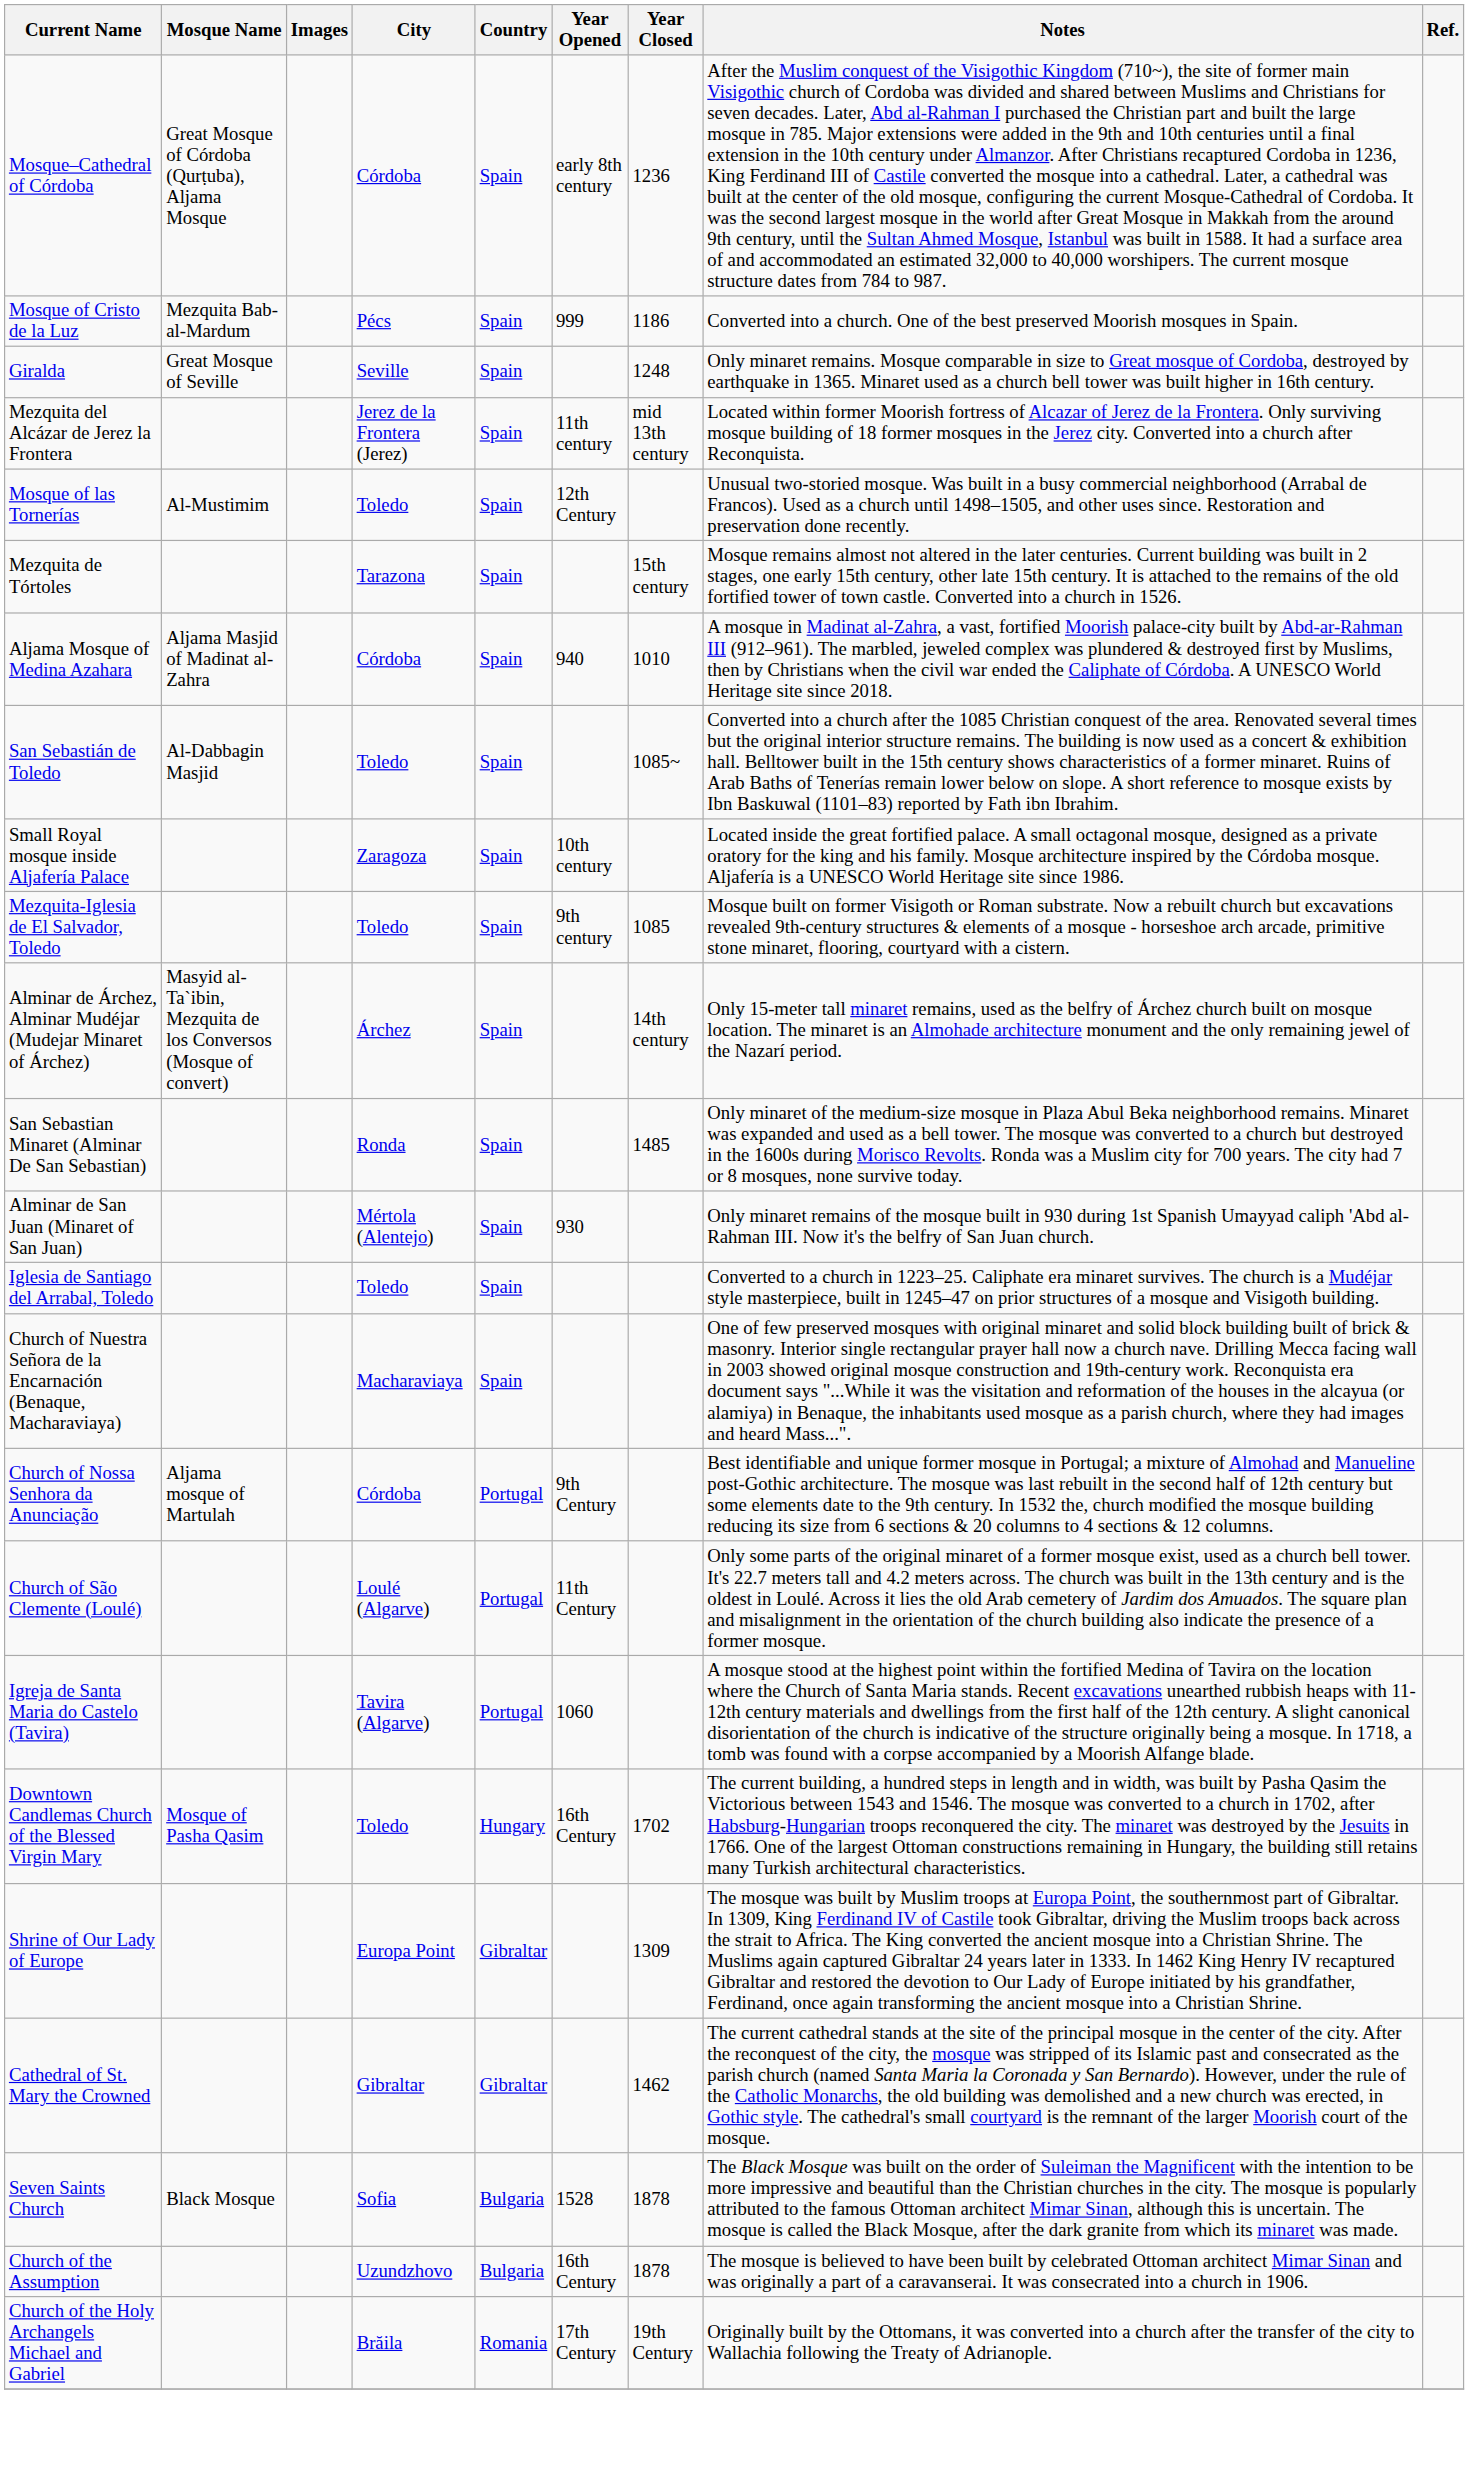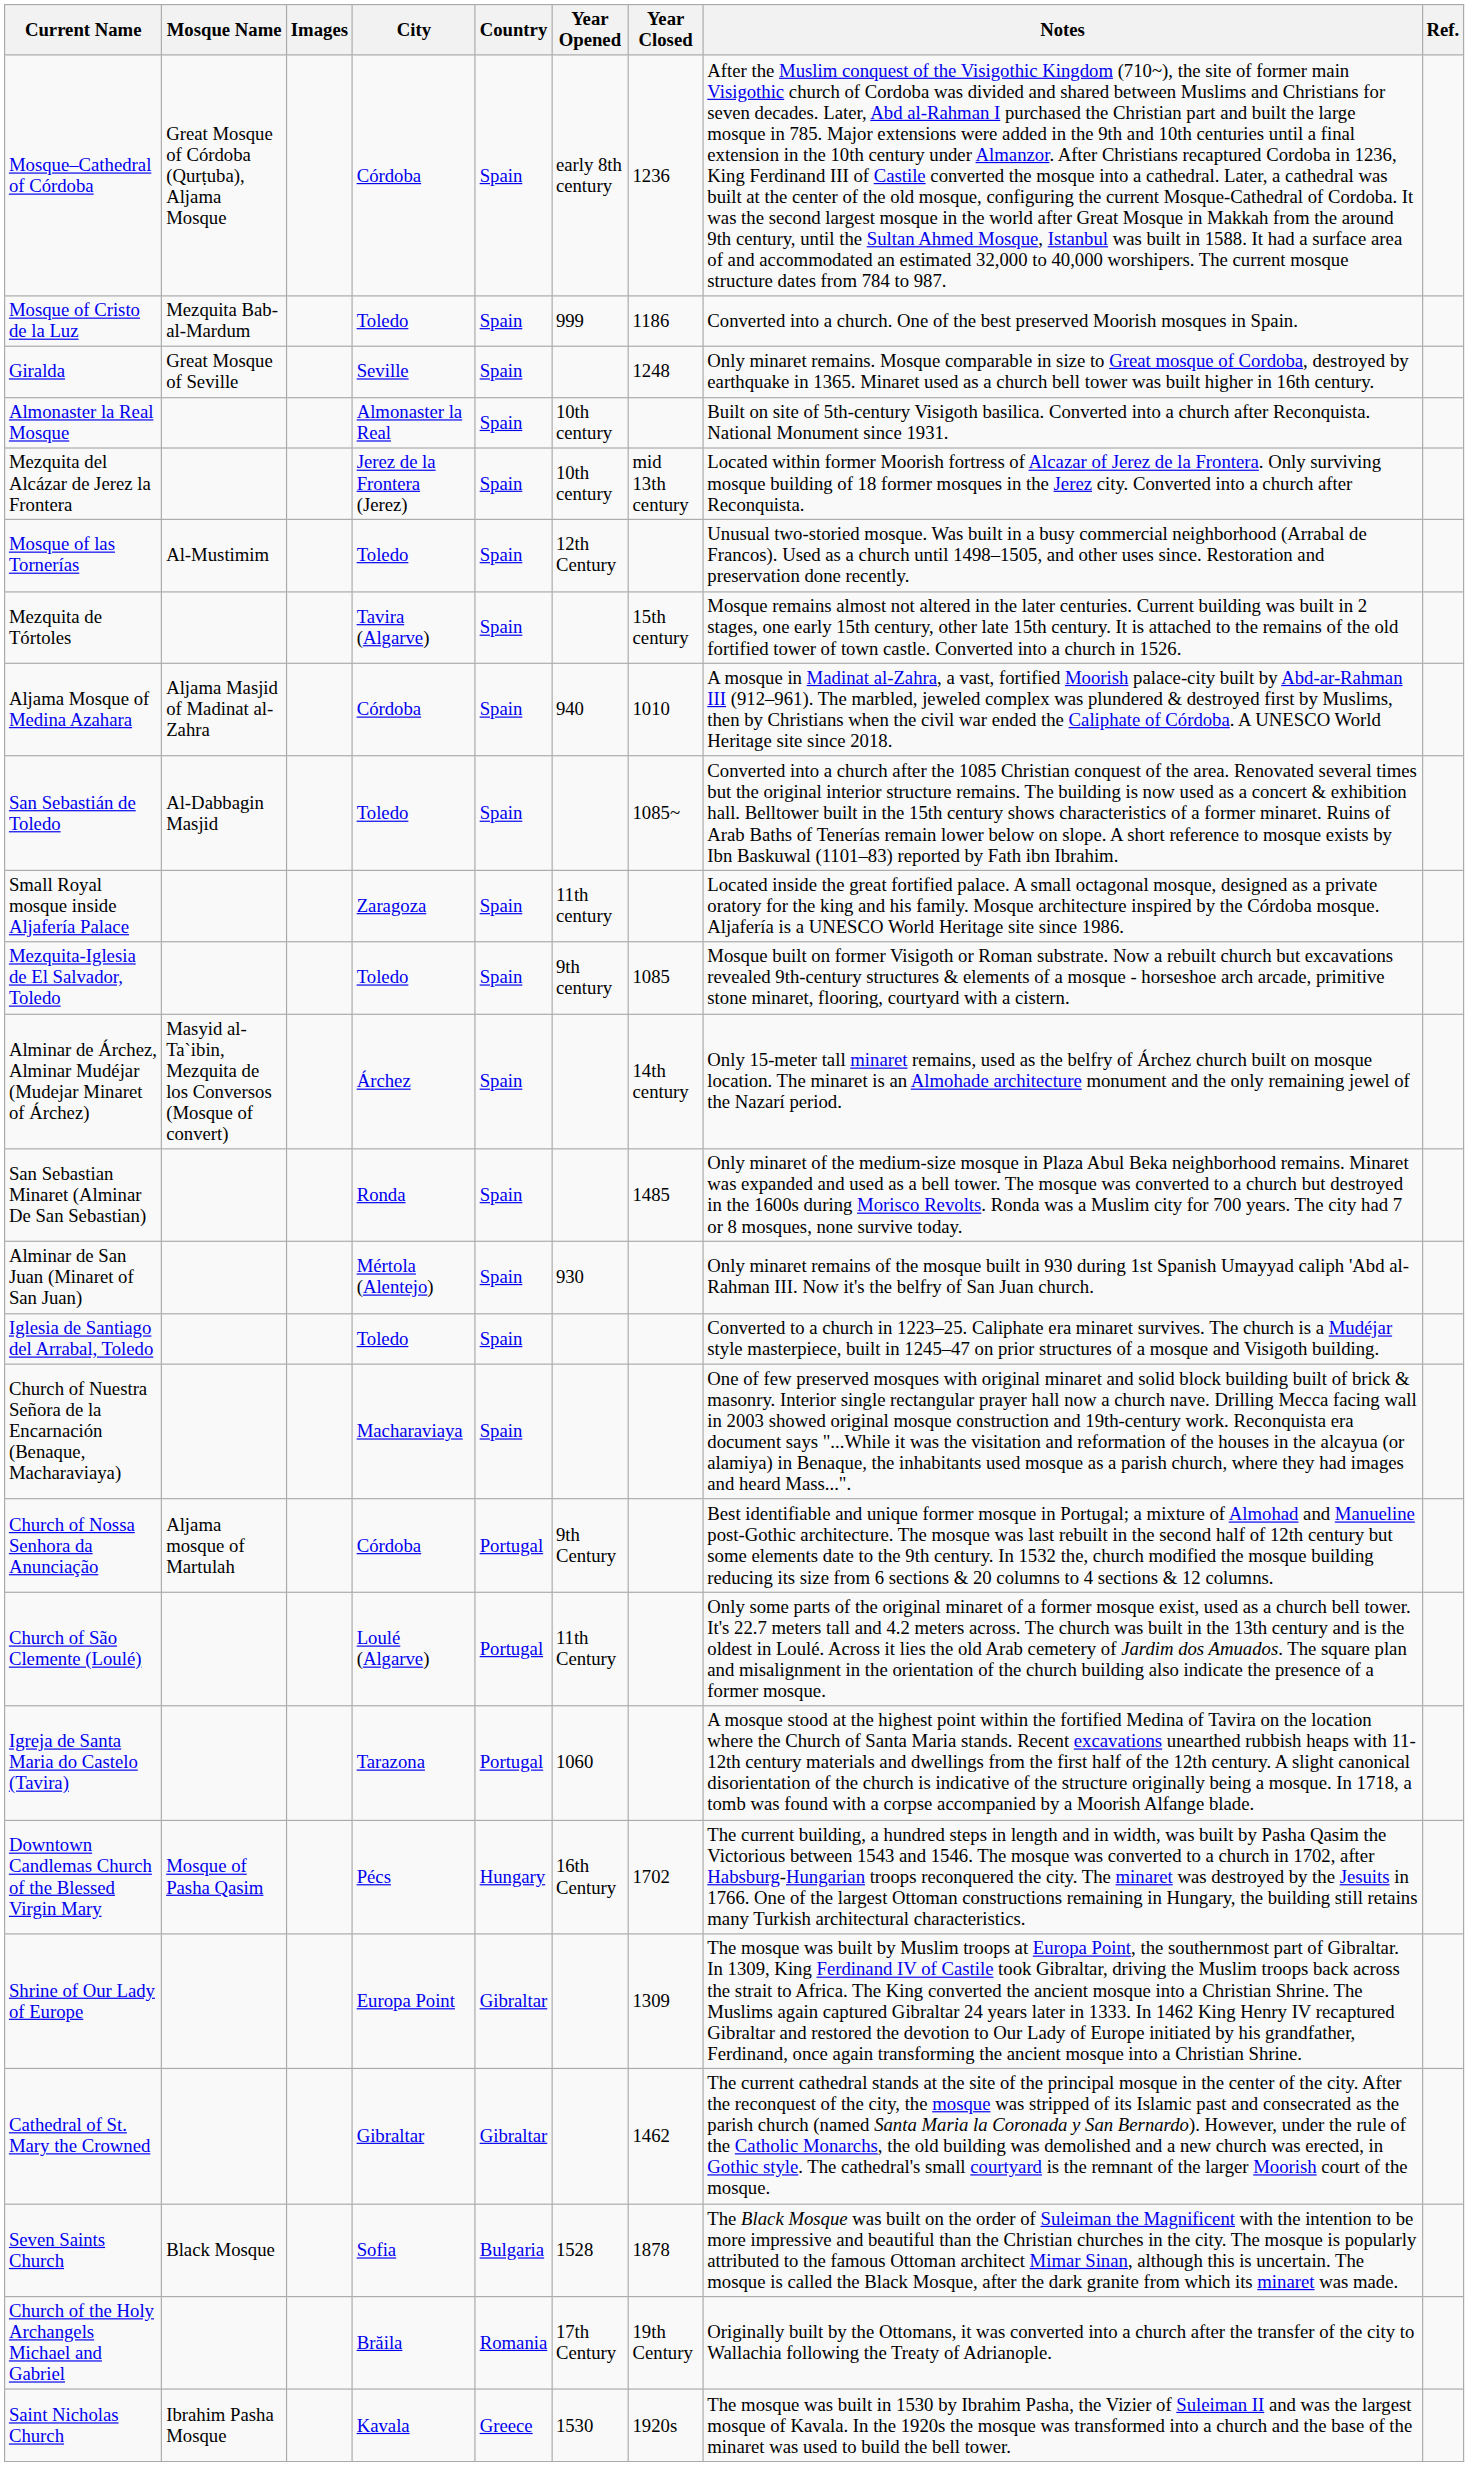(374, 320) Pécs -> (383, 320) Toledo
+ row: (81, 422)
(584, 432) 11th century -> (584, 483) 10th century
(391, 576) Tarazona -> (393, 627) Tavira (Algarve)
(584, 855) 10th century -> (584, 905) 11th century
(393, 1712) Tavira (Algarve) -> (391, 1762) Tarazona
(383, 1825) Toledo -> (374, 1876) Pécs
- row: (60, 2271)
+ row: (64, 2425)
